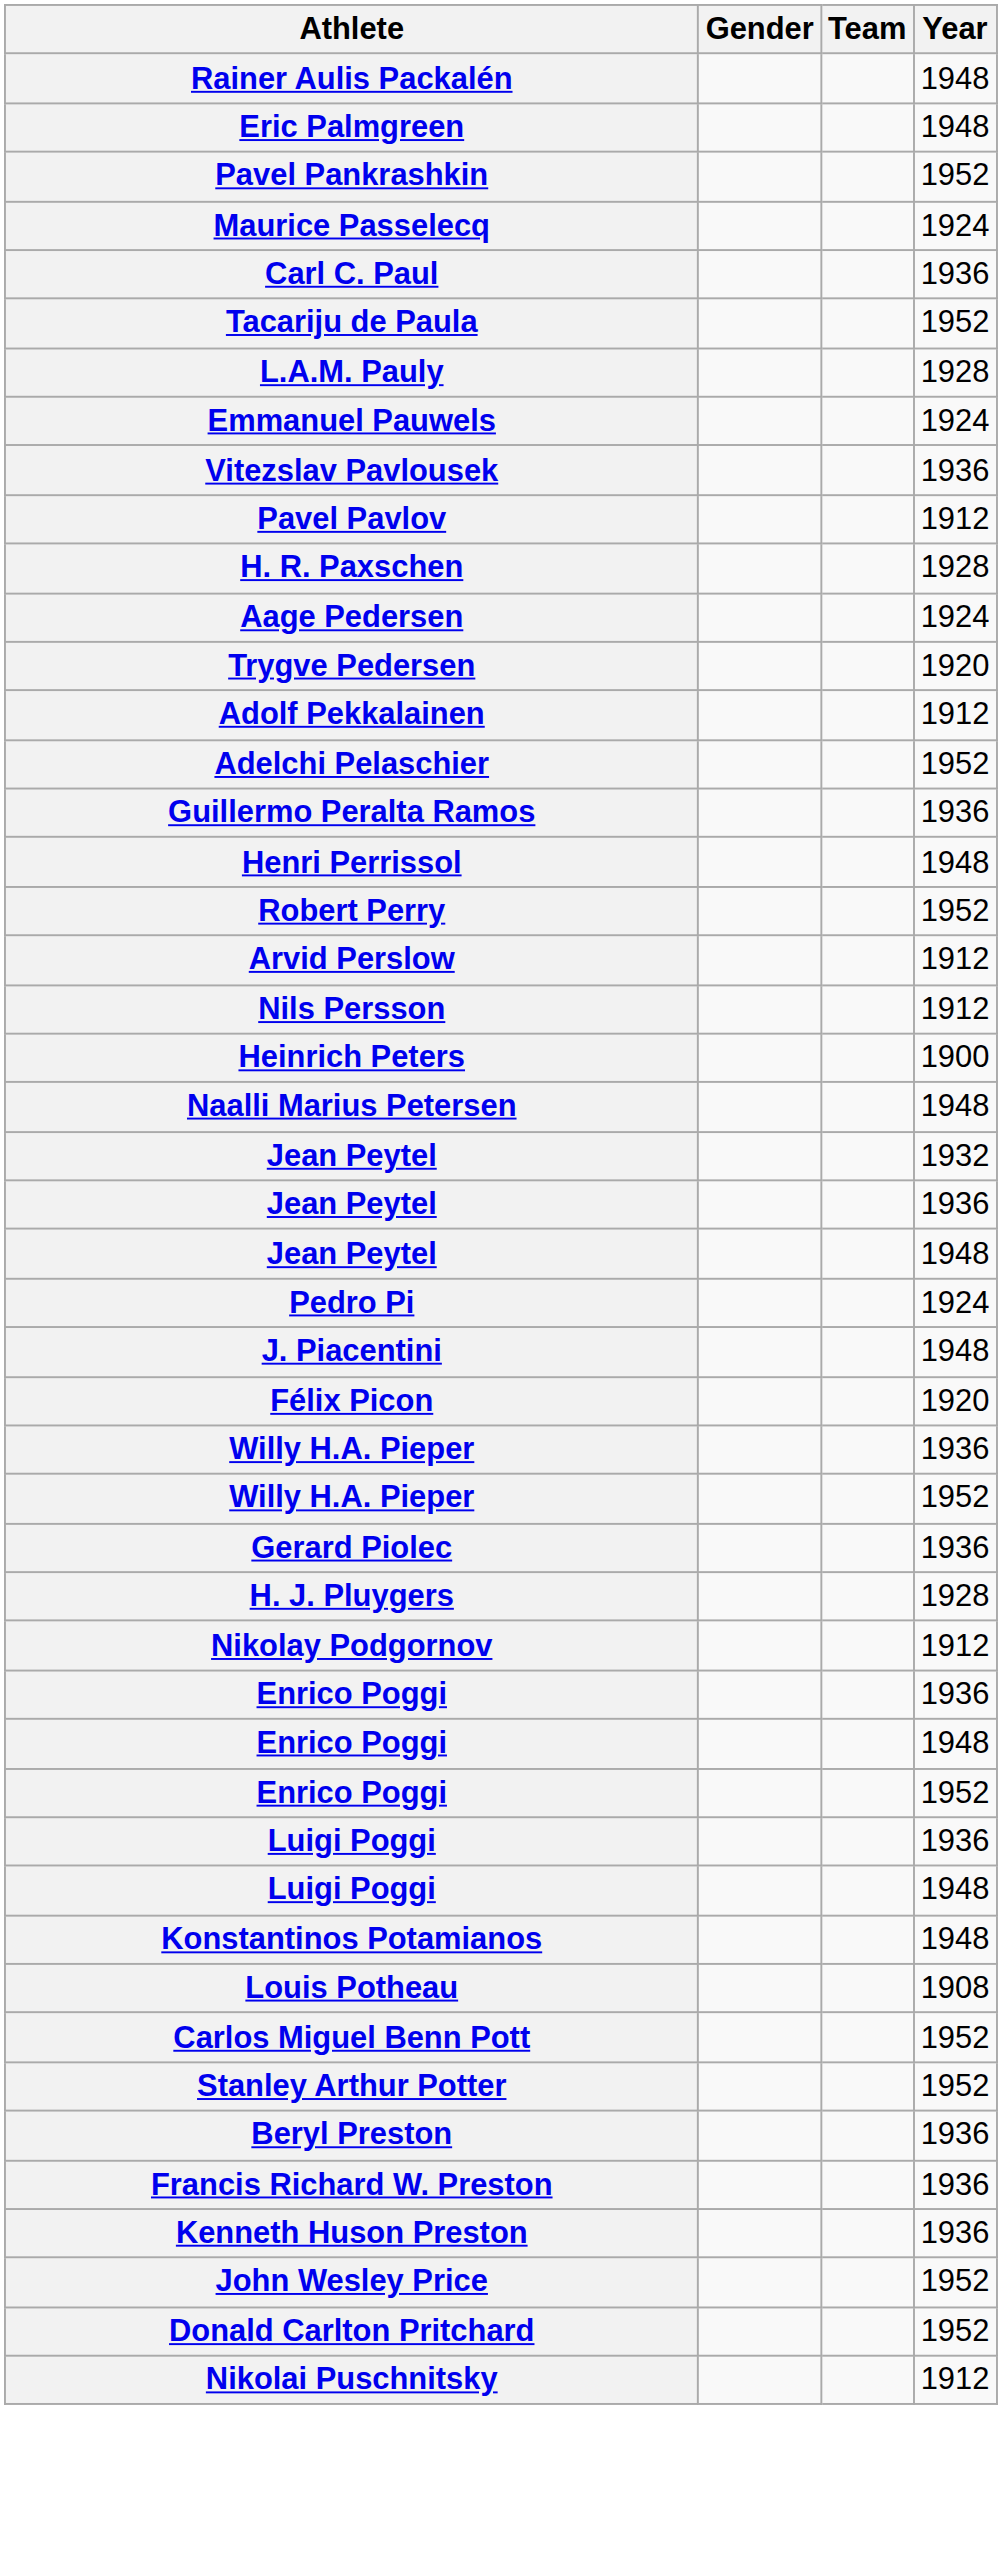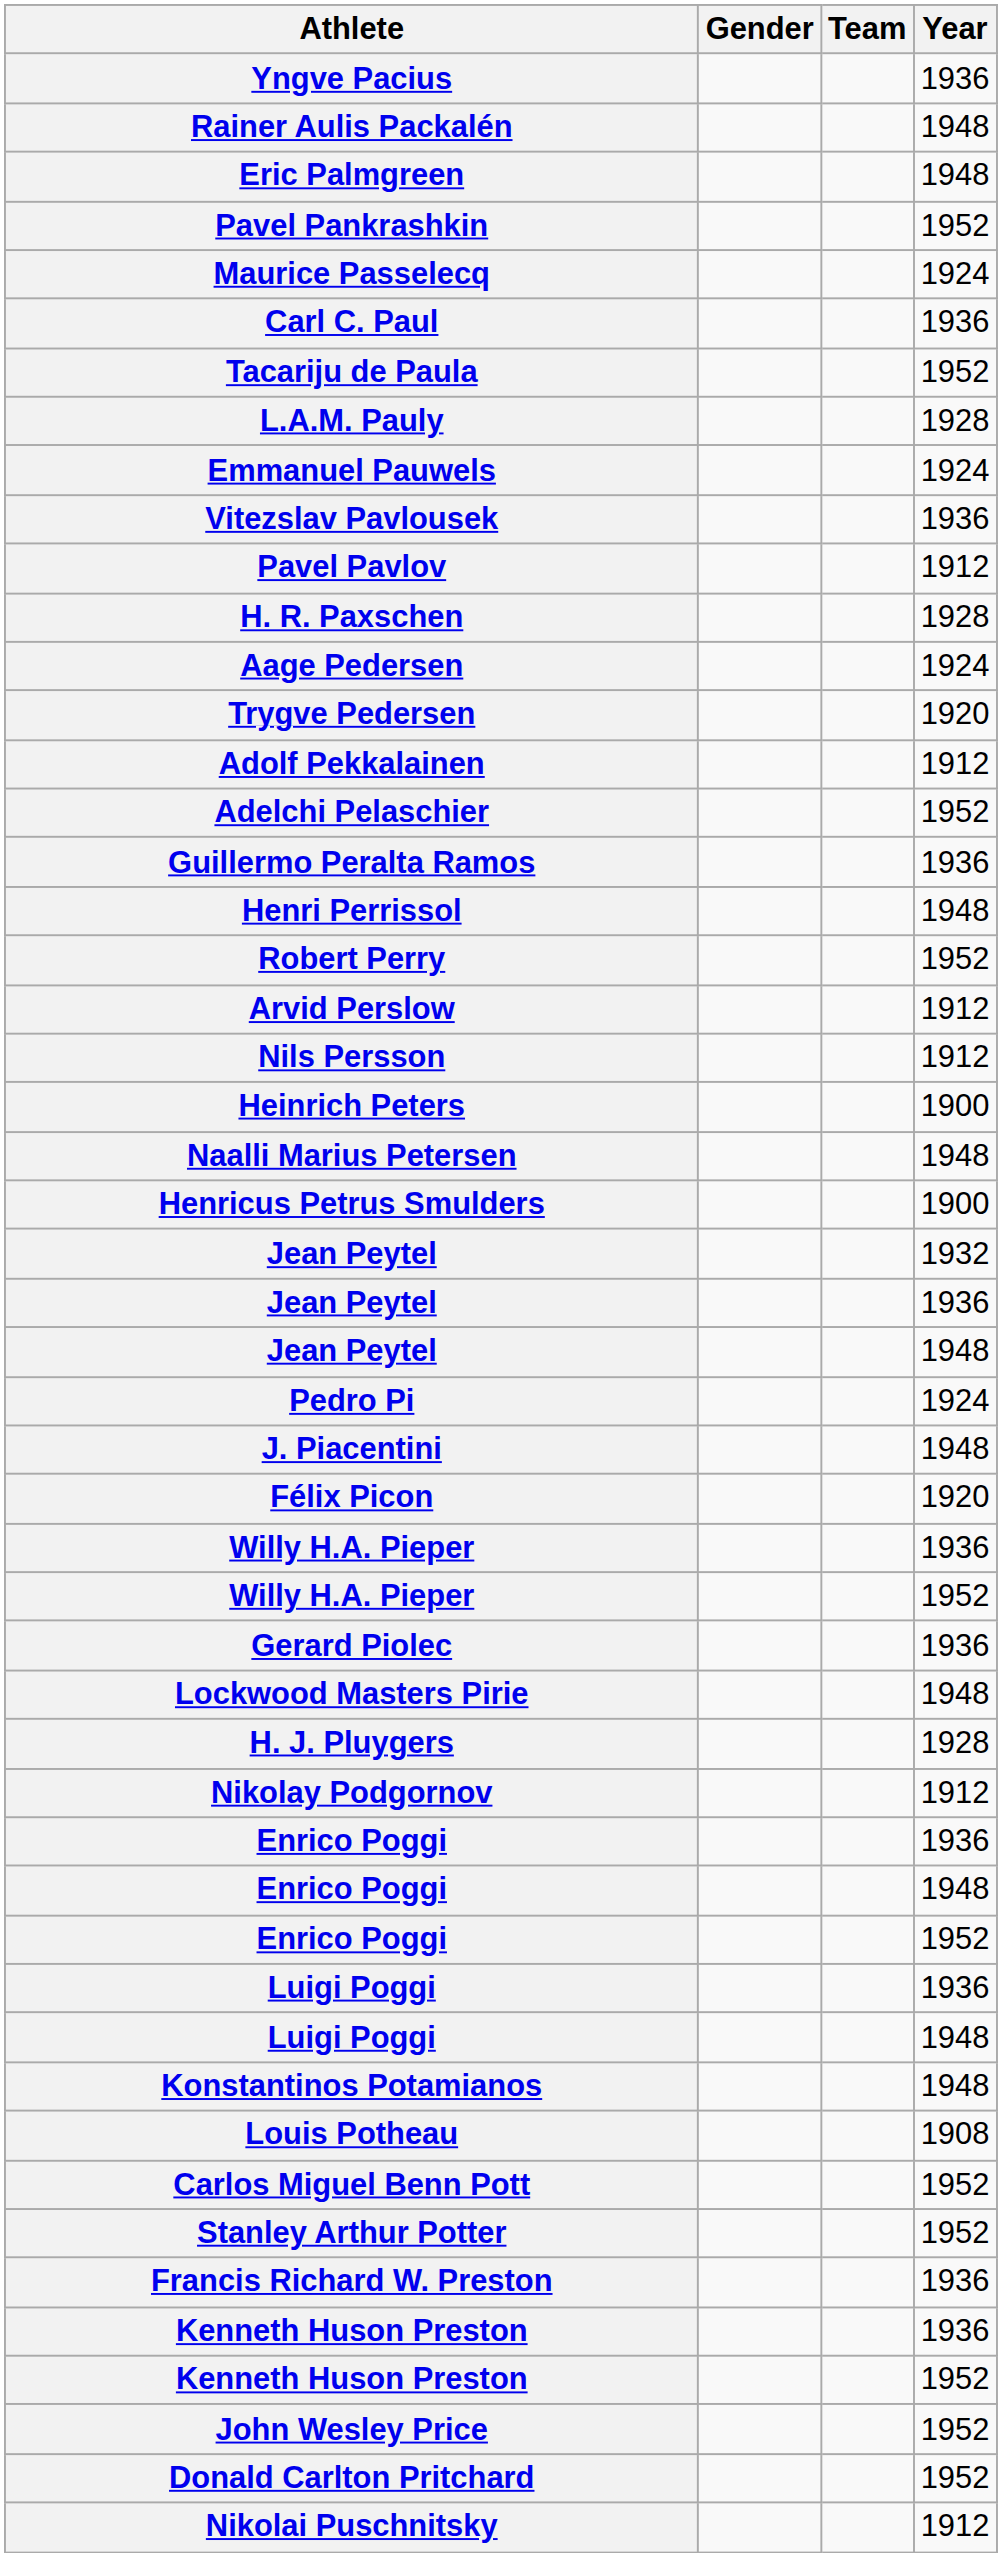+ row: (352, 77)
+ row: (352, 1204)
+ row: (352, 1694)
- row: (352, 2134)
+ row: (352, 2379)
